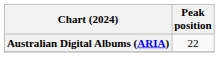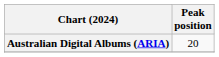(193, 43) 22 -> (193, 43) 20
